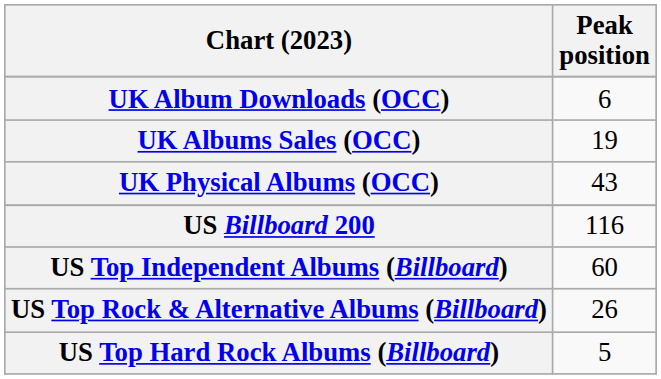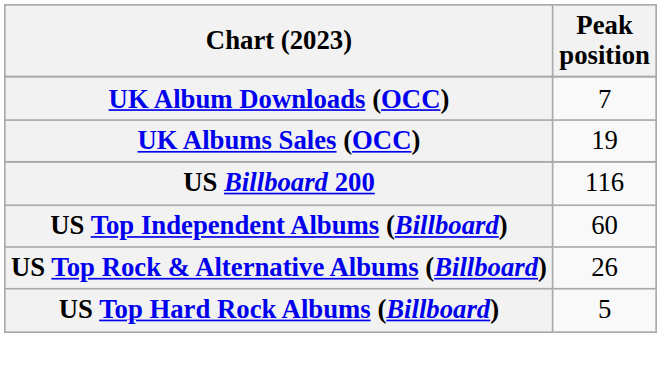(605, 98) 6 -> (605, 98) 7
- row: (279, 182)
